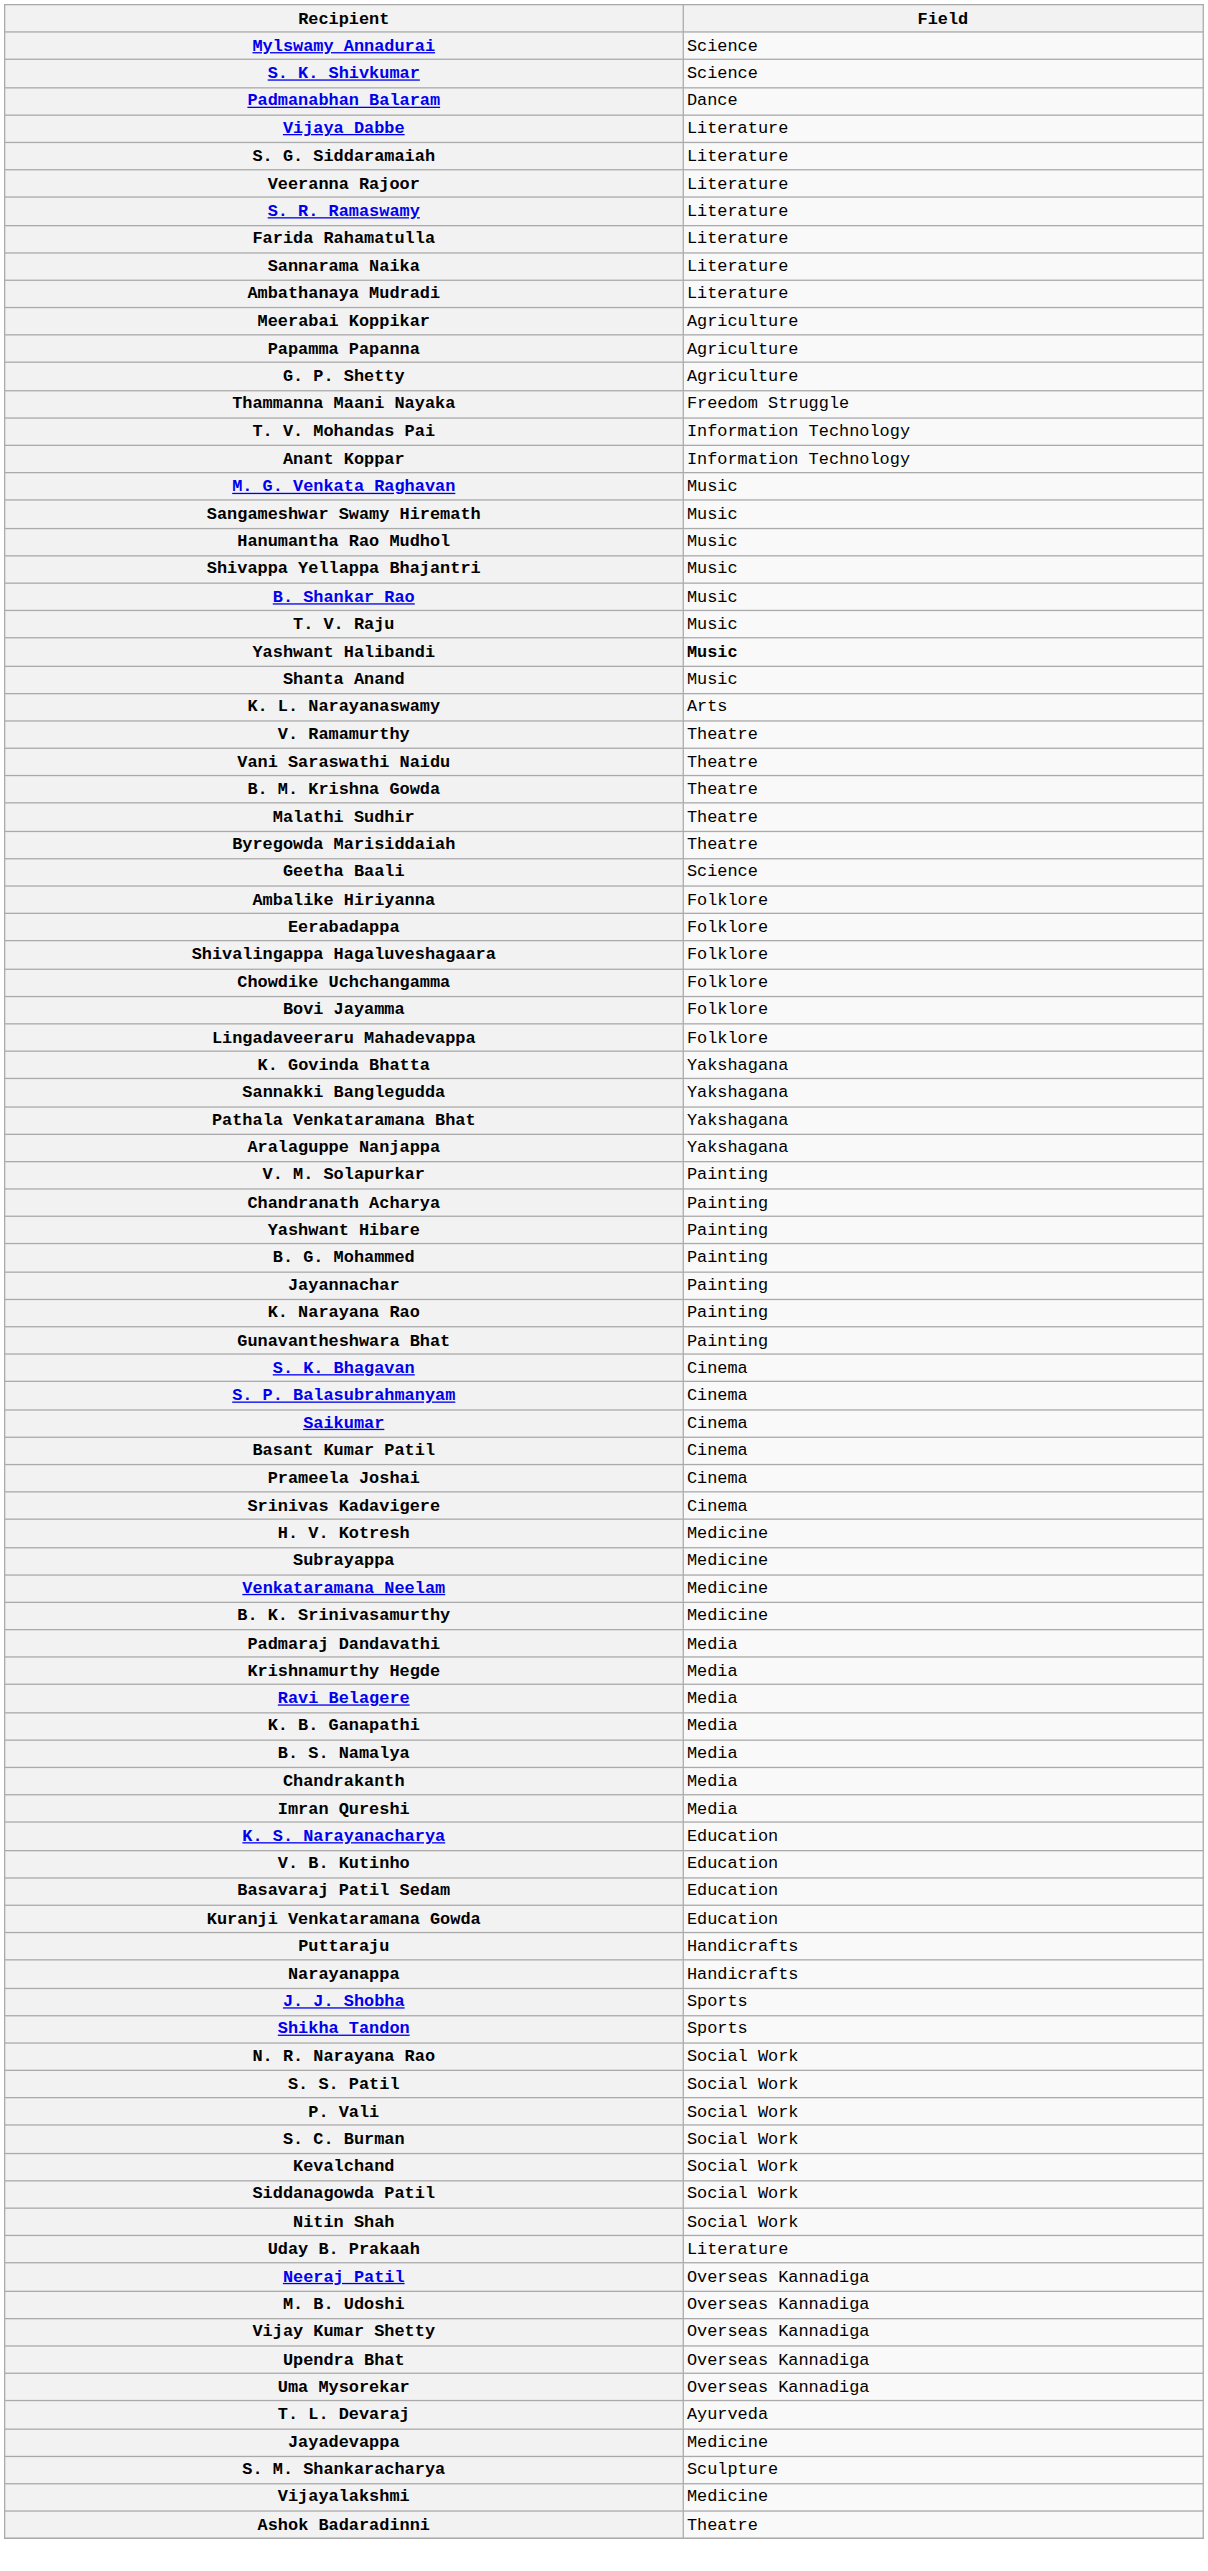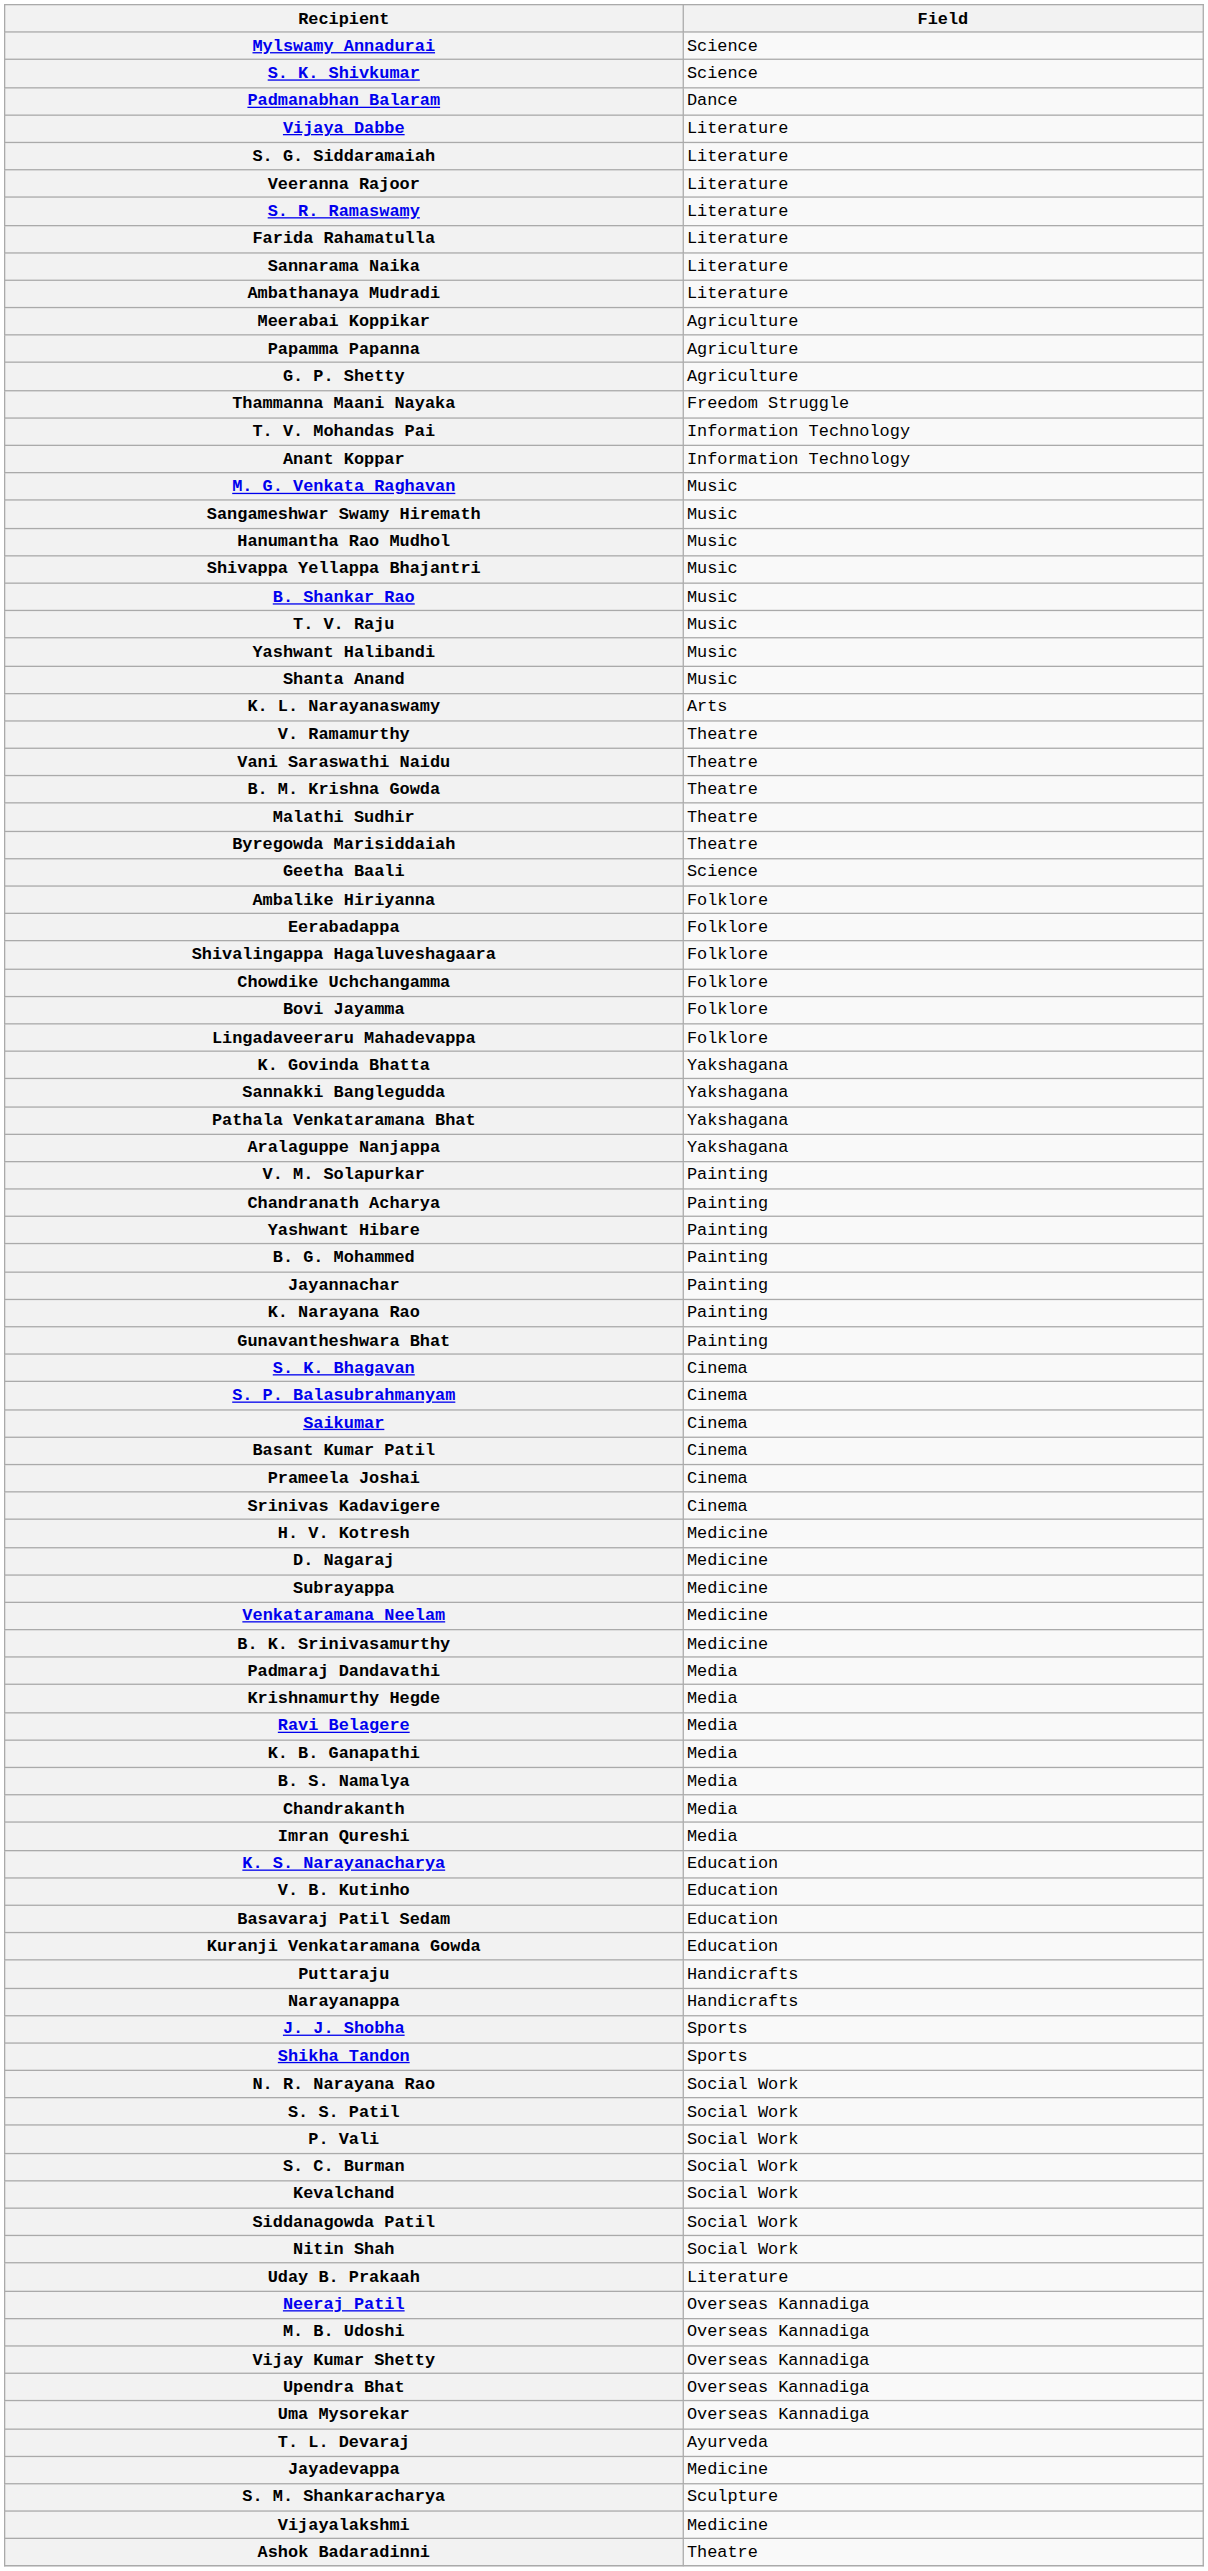(712, 652) bold -> (712, 652) normal
+ row: (344, 1561)
